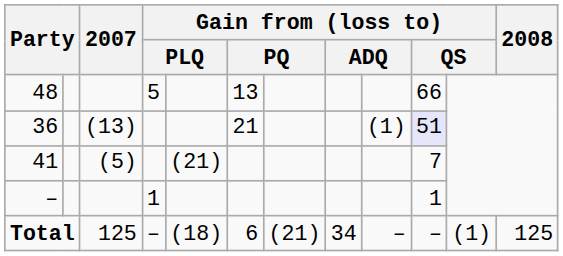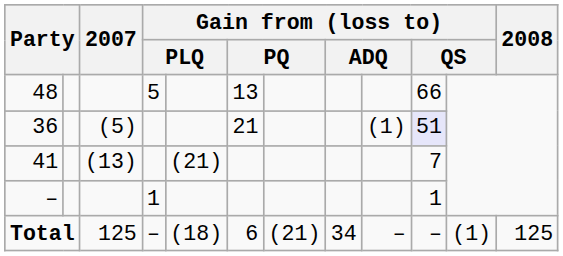(111, 128) (13) -> (117, 128) (5)
(117, 163) (5) -> (111, 163) (13)
